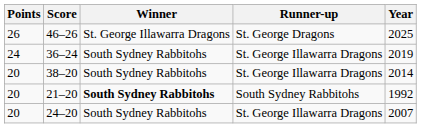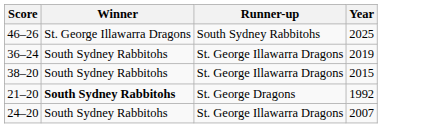- column: (24, 14)
(285, 34) St. George Dragons -> (258, 34) South Sydney Rabbitohs
(401, 73) 2014 -> (362, 73) 2015
(297, 93) South Sydney Rabbitohs -> (246, 93) St. George Dragons
